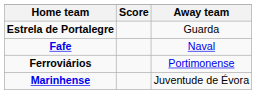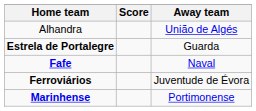+ row: (60, 30)
(201, 64) Portimonense -> (201, 81) Juventude de Évora
(201, 81) Juventude de Évora -> (201, 98) Portimonense
